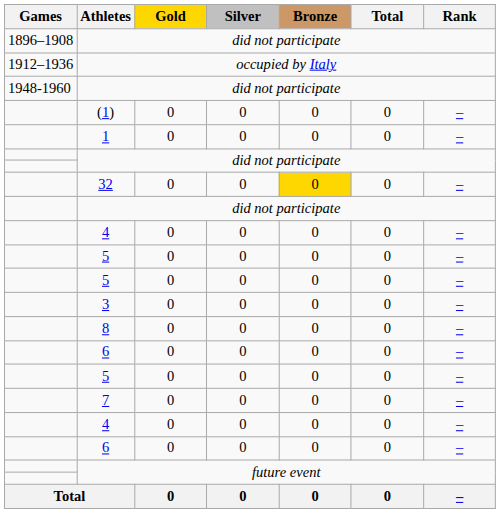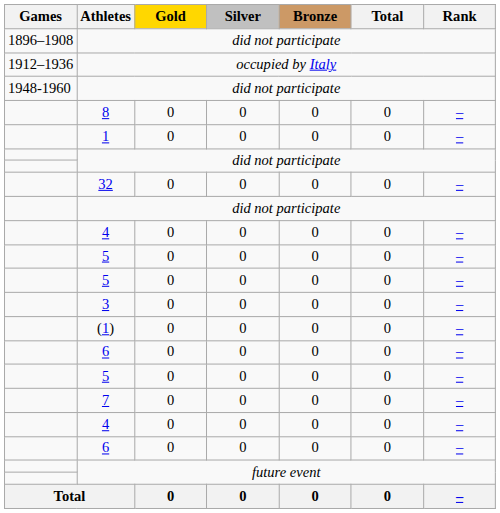rows swapped: (41, 113) <-> (41, 329)
(315, 184) gold background -> (315, 184) no background
